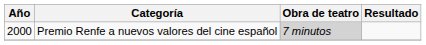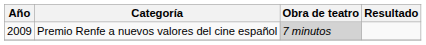(19, 31) 2000 -> (19, 31) 2009
